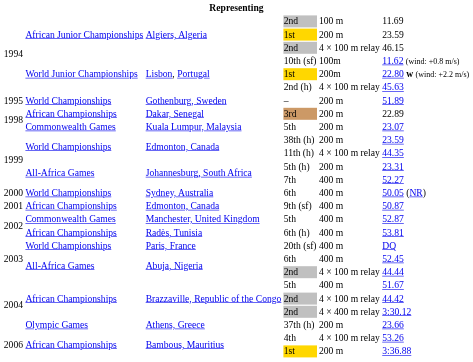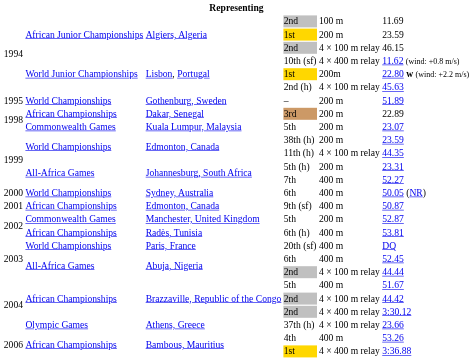(330, 61) 100m -> (349, 61) 4 × 400 m relay
(331, 219) 400 m -> (331, 219) 200 m
(331, 325) 200 m -> (349, 325) 4 × 100 m relay
(349, 338) 4 × 100 m relay -> (331, 338) 400 m
(331, 351) 200 m -> (349, 351) 4 × 400 m relay
